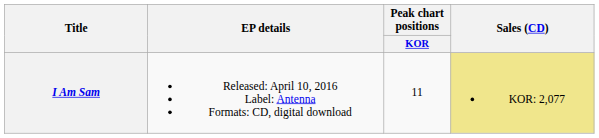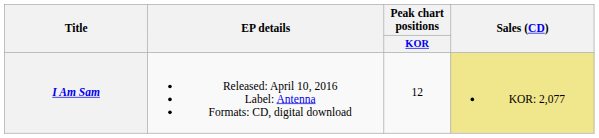(417, 92) 11 -> (417, 92) 12
